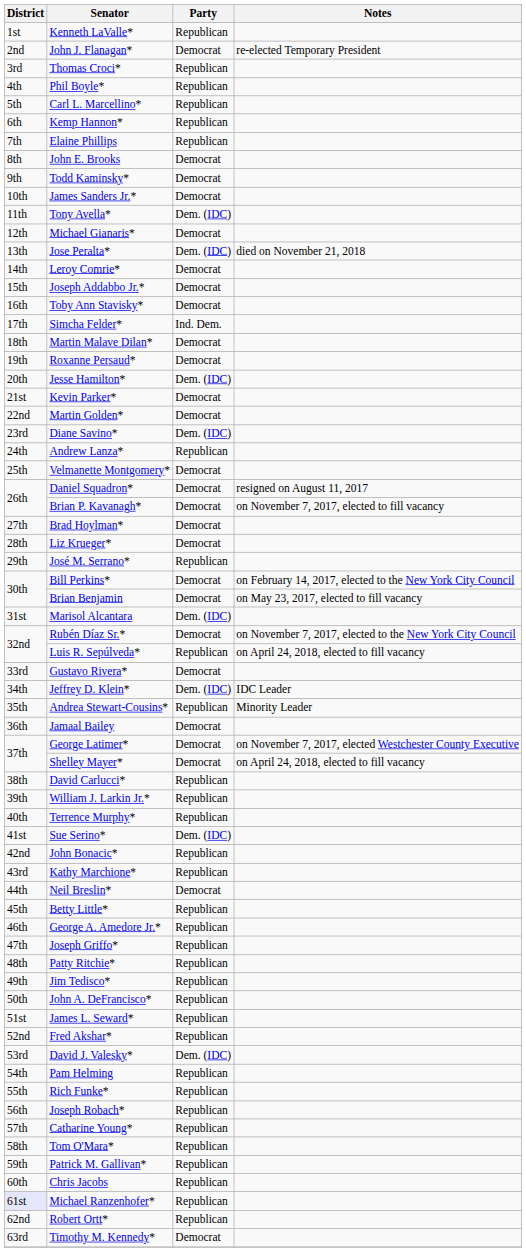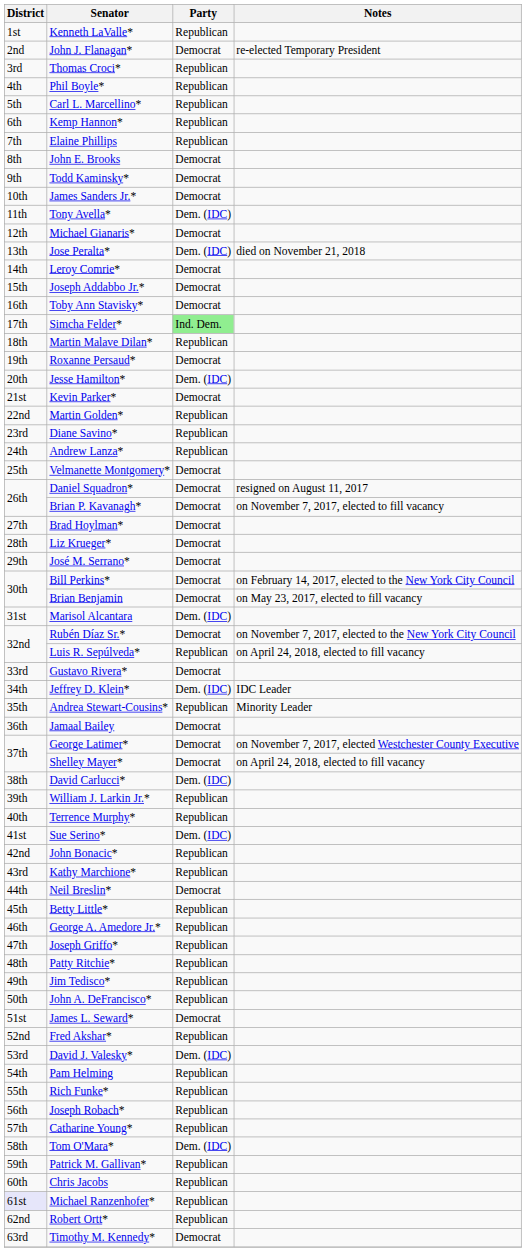(199, 324) no background -> (199, 324) lightgreen background
(198, 342) Democrat -> (202, 342) Republican
(198, 415) Democrat -> (202, 415) Republican
(203, 433) Dem. (IDC) -> (202, 433) Republican
(202, 561) Republican -> (198, 561) Democrat
(202, 780) Republican -> (203, 780) Dem. (IDC)
(202, 1018) Republican -> (198, 1018) Democrat
(202, 1146) Republican -> (203, 1146) Dem. (IDC)
